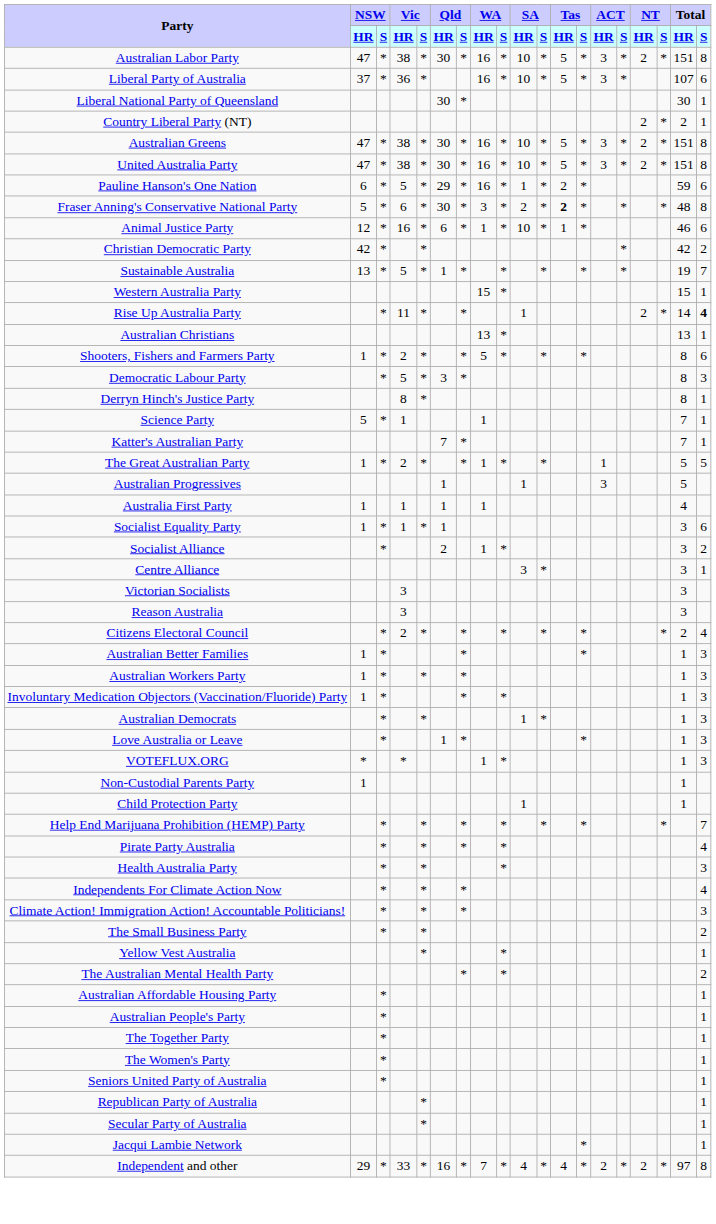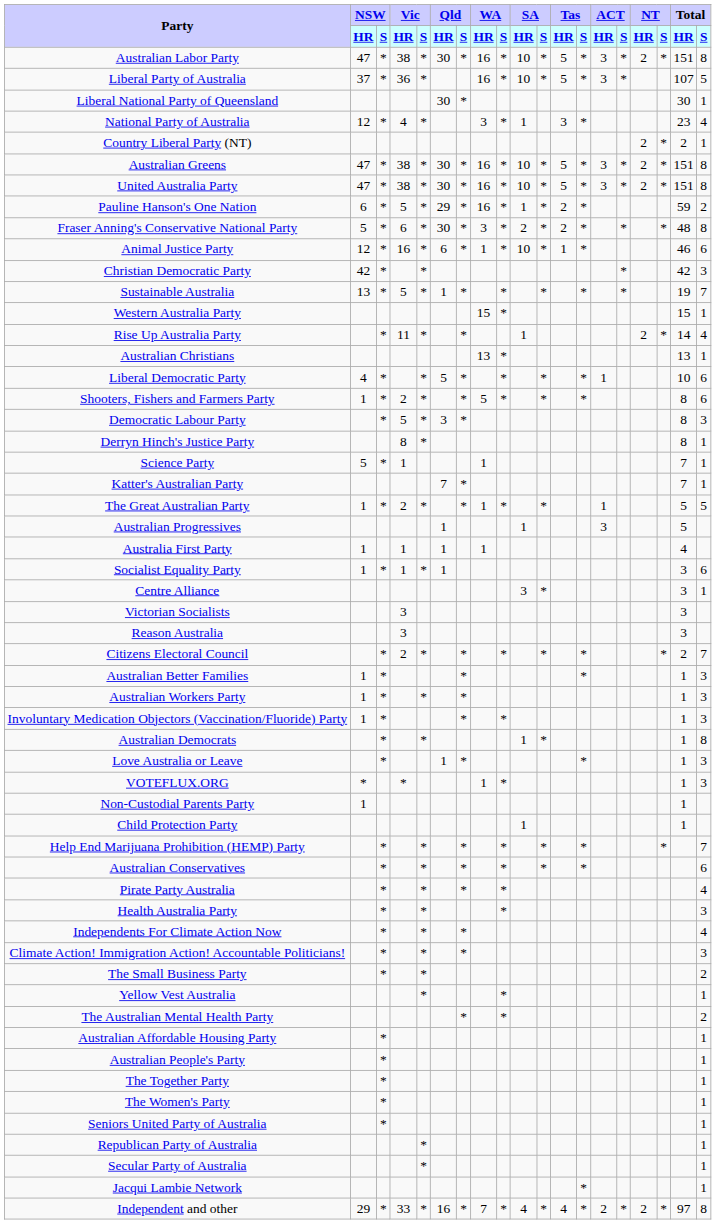(704, 79) 6 -> (704, 79) 5
+ row: (177, 121)
(704, 185) 6 -> (704, 206) 2
(564, 206) bold -> (564, 228) normal
(704, 249) 2 -> (704, 270) 3
(704, 313) bold -> (704, 334) normal
+ row: (177, 377)
- row: (177, 548)
(704, 633) 4 -> (704, 654) 7
(704, 718) 3 -> (704, 739) 8
+ row: (177, 867)
